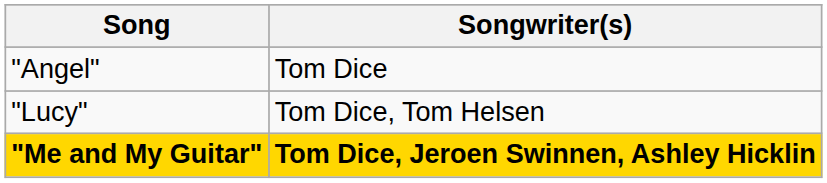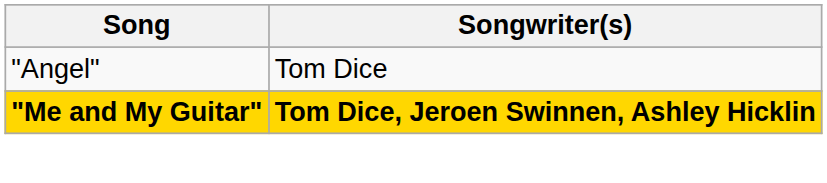- row: (49, 111)
